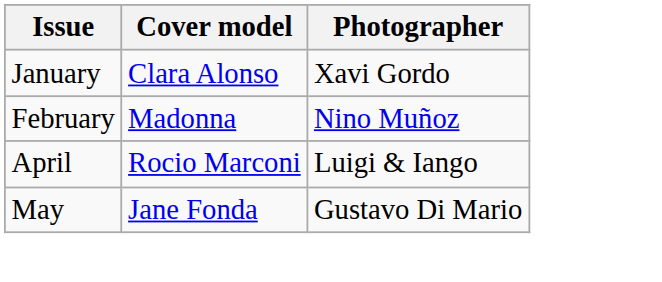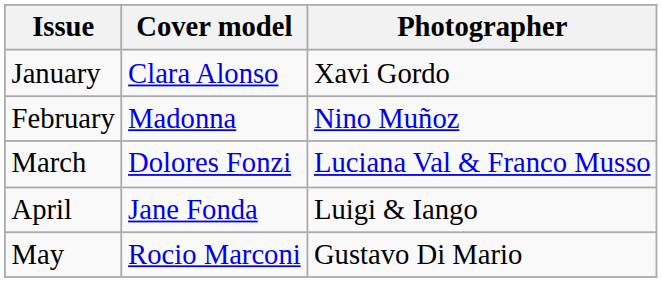+ row: (49, 163)
(214, 163) Rocio Marconi -> (193, 208) Jane Fonda
(193, 208) Jane Fonda -> (214, 254) Rocio Marconi
